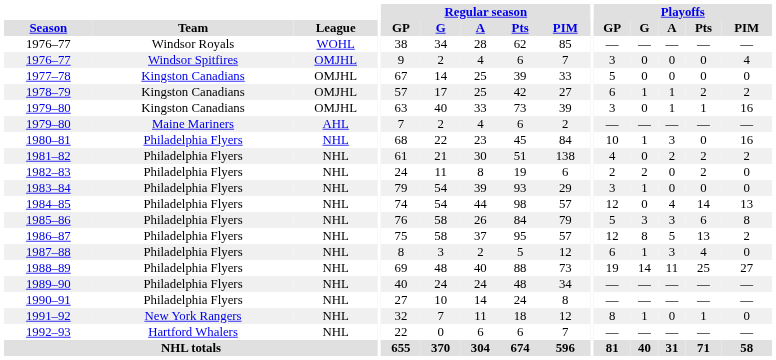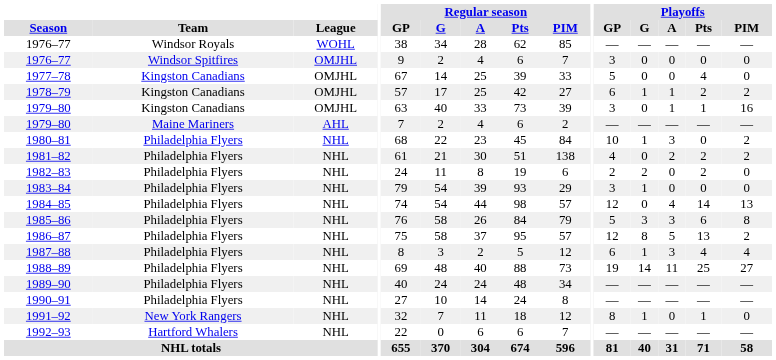(747, 60) 4 -> (747, 60) 0
(703, 76) 0 -> (703, 76) 4
(747, 140) 16 -> (747, 140) 2
(747, 252) 0 -> (747, 252) 4
